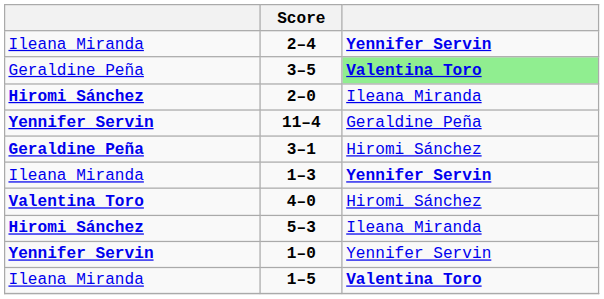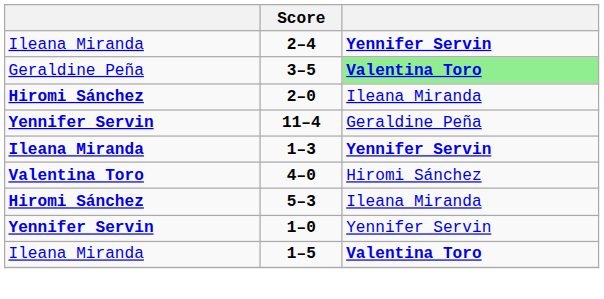- row: (301, 149)
(76, 175) normal -> (76, 149) bold
